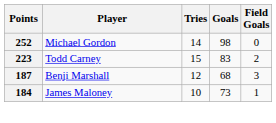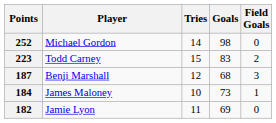+ row: (24, 110)
